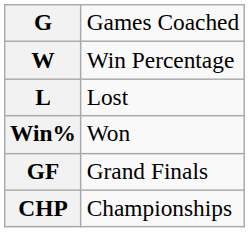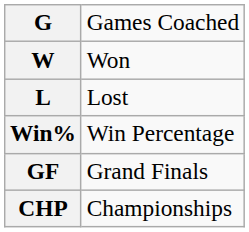(160, 60) Win Percentage -> (108, 60) Won
(108, 134) Won -> (160, 134) Win Percentage
